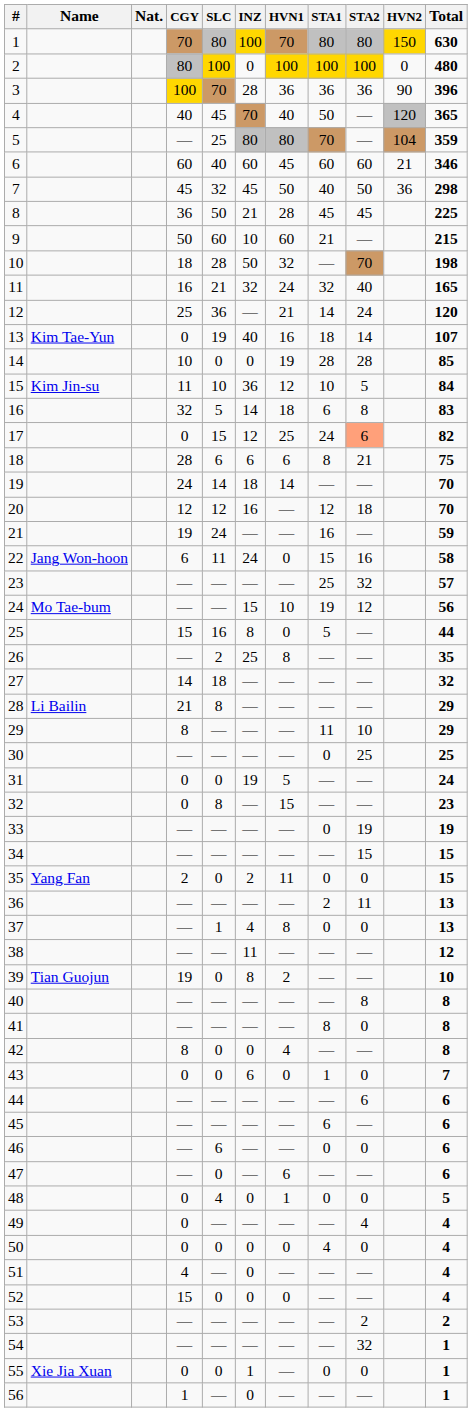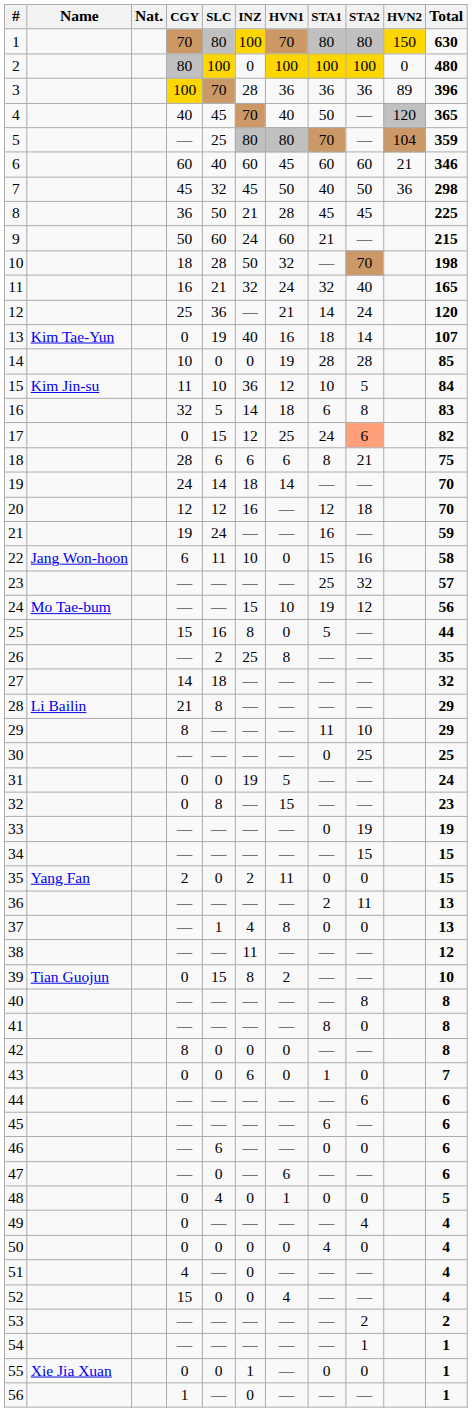(404, 90) 90 -> (404, 90) 89
(250, 238) 10 -> (250, 238) 24
(250, 558) 24 -> (250, 558) 10
(185, 976) 19 -> (185, 976) 0
(219, 976) 0 -> (219, 976) 15
(286, 1050) 4 -> (286, 1050) 0
(286, 1296) 0 -> (286, 1296) 4
(364, 1345) 32 -> (364, 1345) 1
